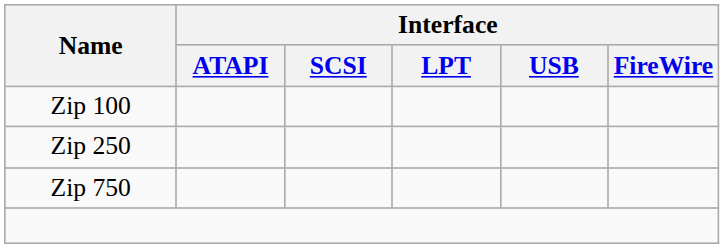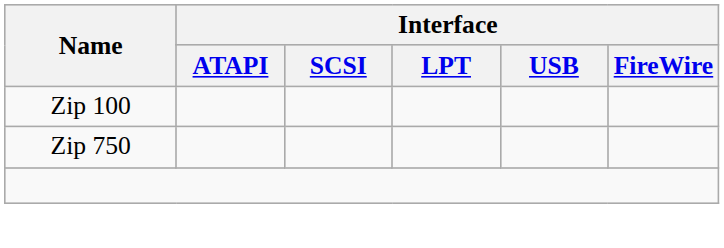- row: (91, 146)
